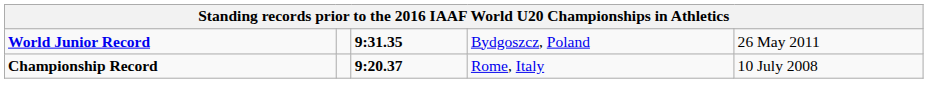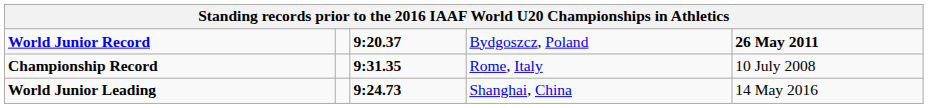(379, 41) 9:31.35 -> (377, 41) 9:20.37
(779, 41) normal -> (777, 41) bold
(379, 66) 9:20.37 -> (377, 66) 9:31.35
+ row: (82, 90)
